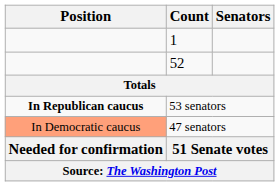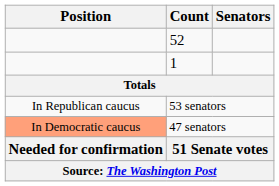rows swapped: (177, 63) <-> (173, 40)
(86, 106) bold -> (86, 106) normal
